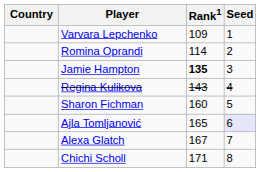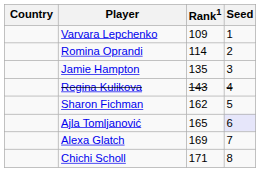(198, 69) bold -> (198, 69) normal
(198, 105) 160 -> (198, 105) 162
(198, 140) 167 -> (198, 140) 169
